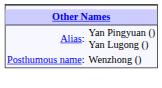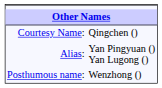+ row: (51, 33)
